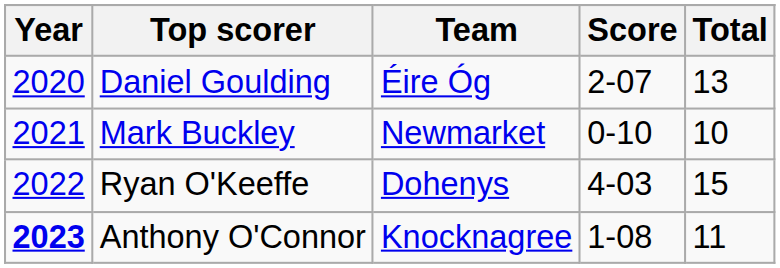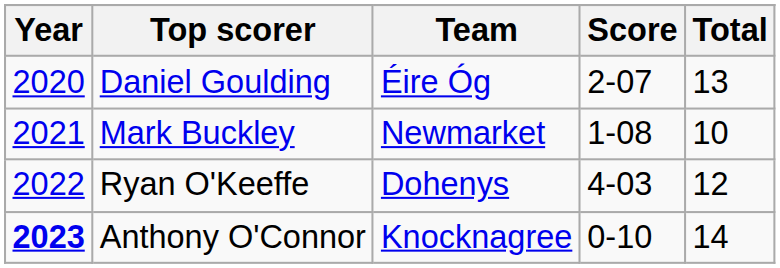(620, 133) 0-10 -> (620, 133) 1-08
(711, 184) 15 -> (711, 184) 12
(620, 236) 1-08 -> (620, 236) 0-10
(709, 236) 11 -> (711, 236) 14
